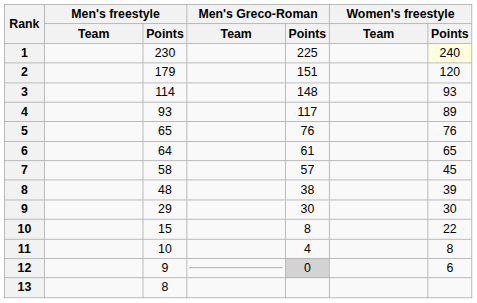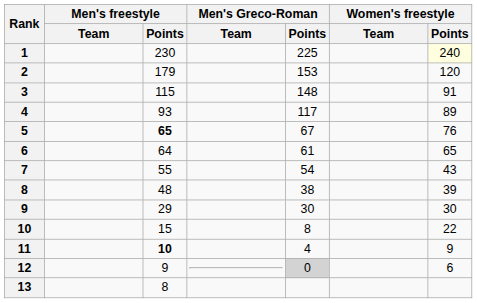(307, 72) 151 -> (307, 72) 153
(165, 92) 114 -> (165, 92) 115
(450, 92) 93 -> (450, 92) 91
(165, 131) normal -> (165, 131) bold
(307, 131) 76 -> (307, 131) 67
(165, 170) 58 -> (165, 170) 55
(307, 170) 57 -> (307, 170) 54
(450, 170) 45 -> (450, 170) 43
(165, 248) normal -> (165, 248) bold
(450, 248) 8 -> (450, 248) 9
